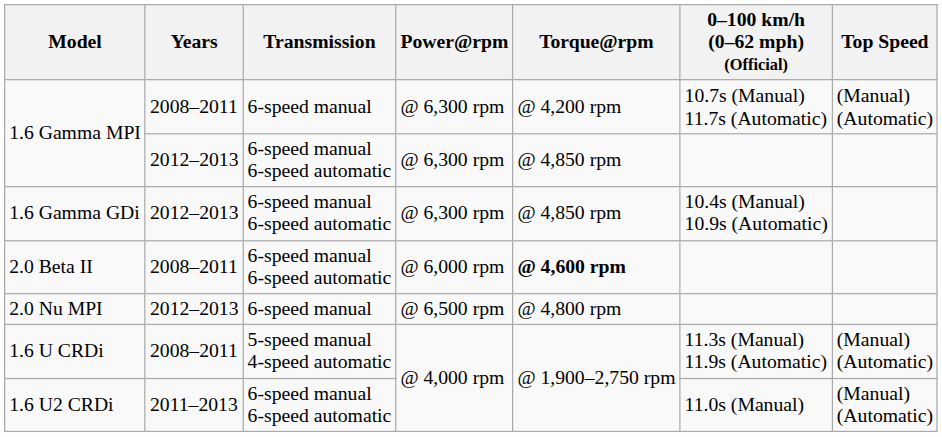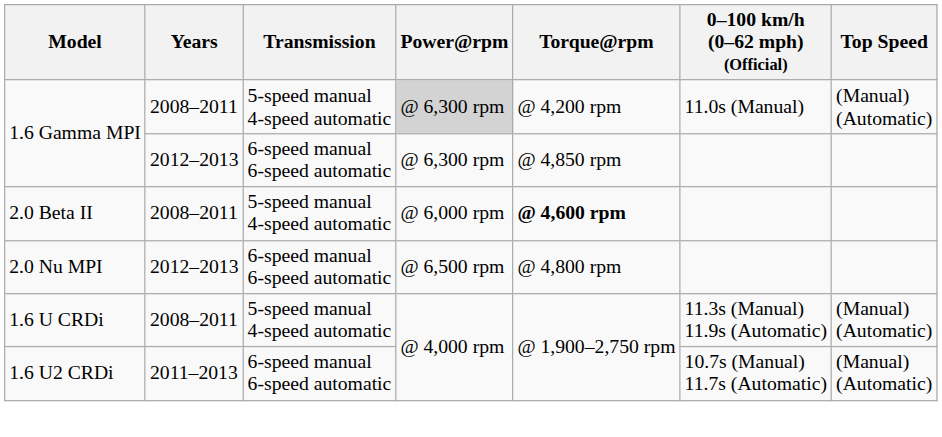(310, 106) 6-speed manual -> (319, 106) 5-speed manual 4-speed automatic
(452, 106) no background -> (452, 106) lightgrey background
(756, 106) 10.7s (Manual) 11.7s (Automatic) -> (744, 106) 11.0s (Manual)
- row: (74, 213)
(319, 266) 6-speed manual 6-speed automatic -> (319, 213) 5-speed manual 4-speed automatic
(310, 309) 6-speed manual -> (319, 266) 6-speed manual 6-speed automatic
(744, 404) 11.0s (Manual) -> (756, 373) 10.7s (Manual) 11.7s (Automatic)
